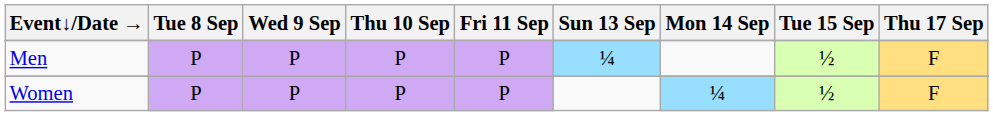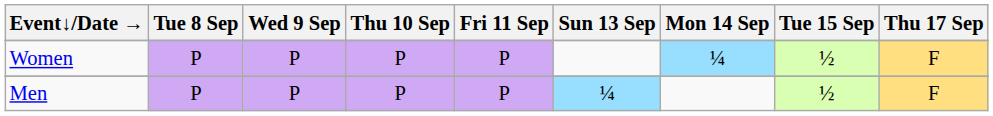rows swapped: (28, 58) <-> (41, 93)
